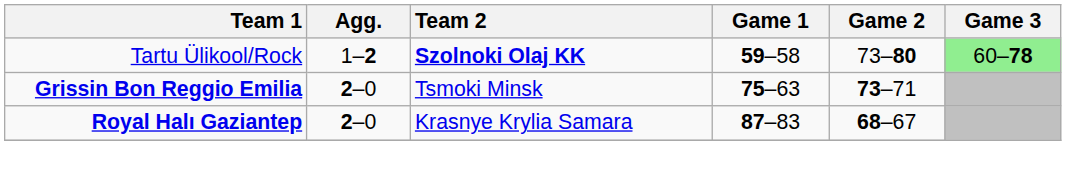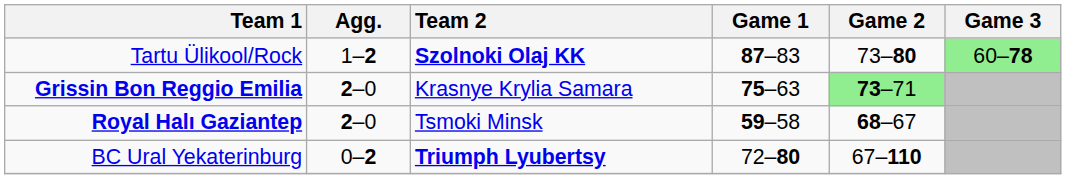(770, 55) 59–58 -> (770, 55) 87–83
(479, 88) Tsmoki Minsk -> (524, 88) Krasnye Krylia Samara
(887, 88) no background -> (887, 88) lightgreen background
(524, 122) Krasnye Krylia Samara -> (479, 122) Tsmoki Minsk
(770, 122) 87–83 -> (770, 122) 59–58
+ row: (197, 156)
